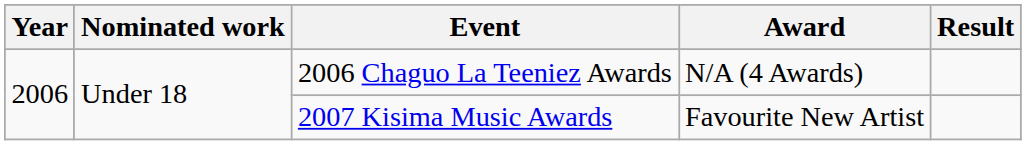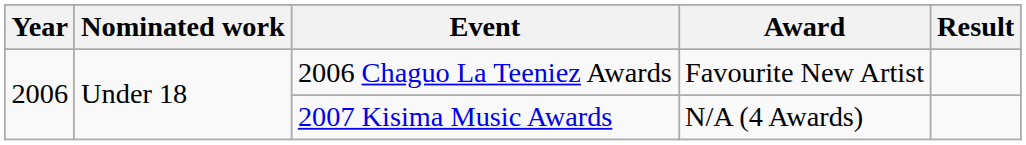(774, 71) N/A (4 Awards) -> (805, 71) Favourite New Artist
(805, 116) Favourite New Artist -> (774, 116) N/A (4 Awards)
